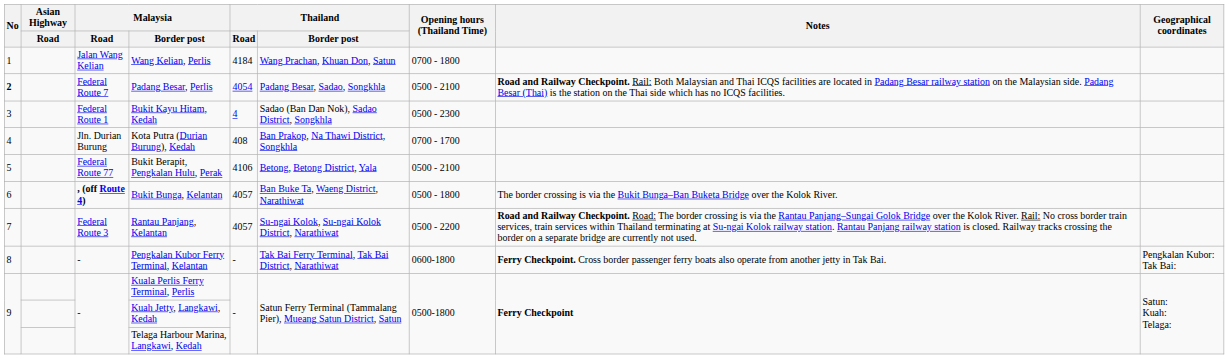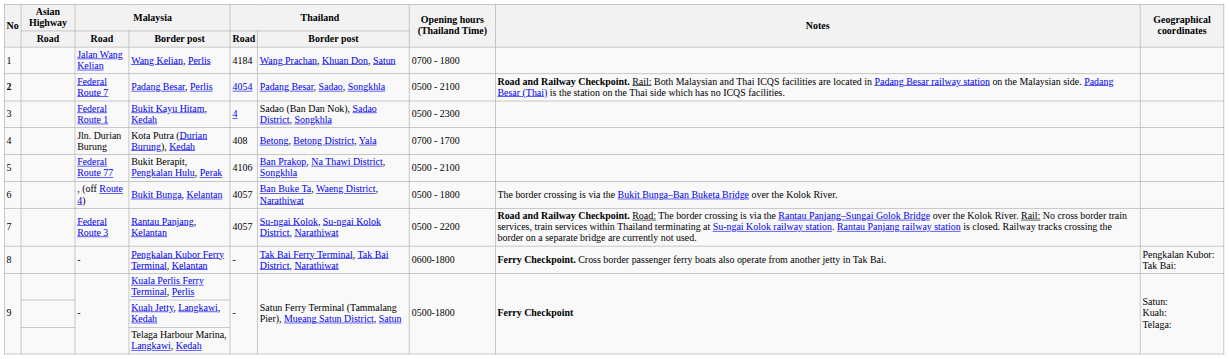(322, 141) Ban Prakop, Na Thawi District, Songkhla -> (318, 141) Betong, Betong District, Yala
(318, 168) Betong, Betong District, Yala -> (322, 168) Ban Prakop, Na Thawi District, Songkhla
(101, 195) bold -> (100, 195) normal
